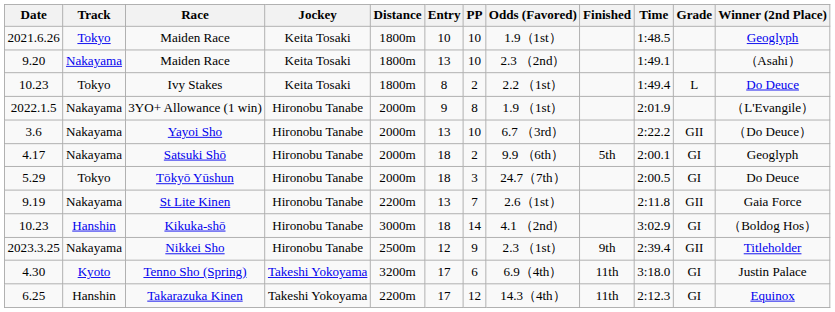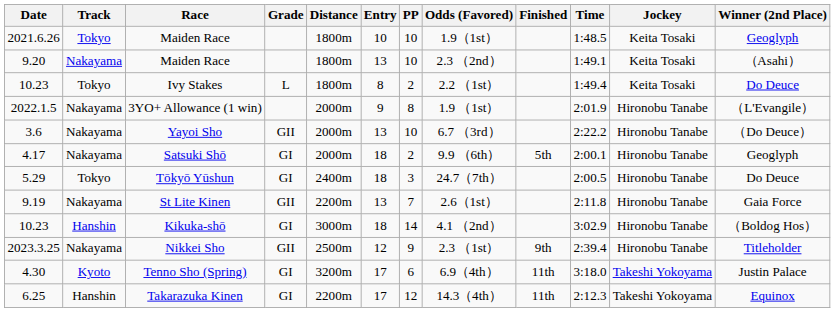columns swapped: (694, 15) <-> (318, 15)
(398, 178) 2000m -> (334, 178) 2400m
